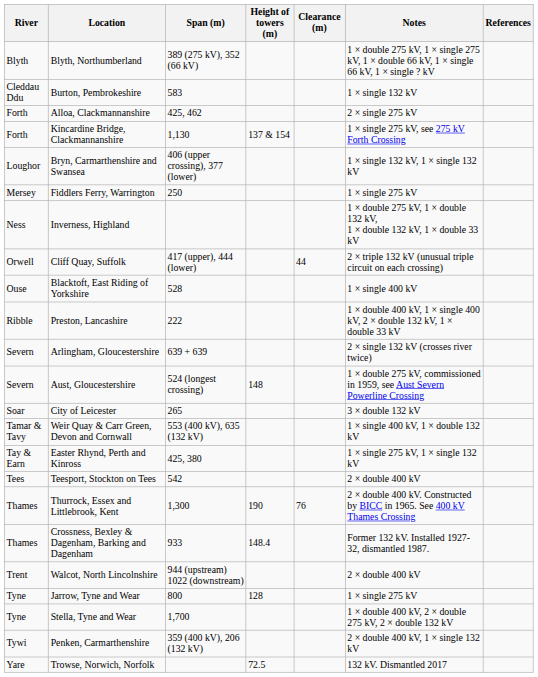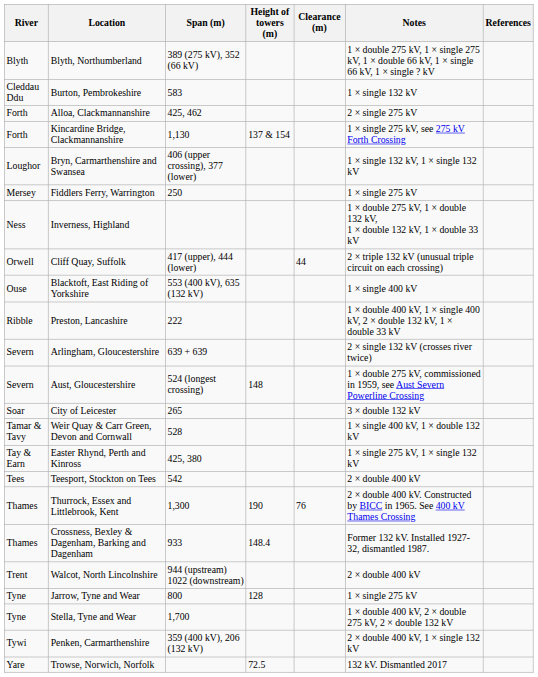(175, 288) 528 -> (204, 288) 553 (400 kV), 635 (132 kV)
(204, 432) 553 (400 kV), 635 (132 kV) -> (175, 432) 528
